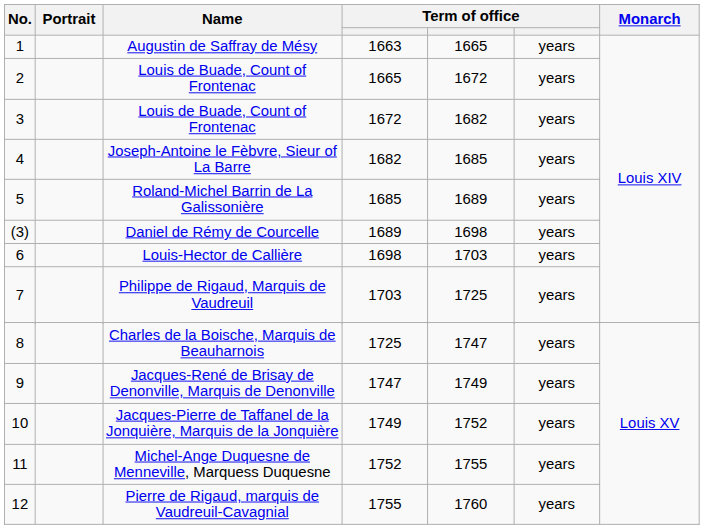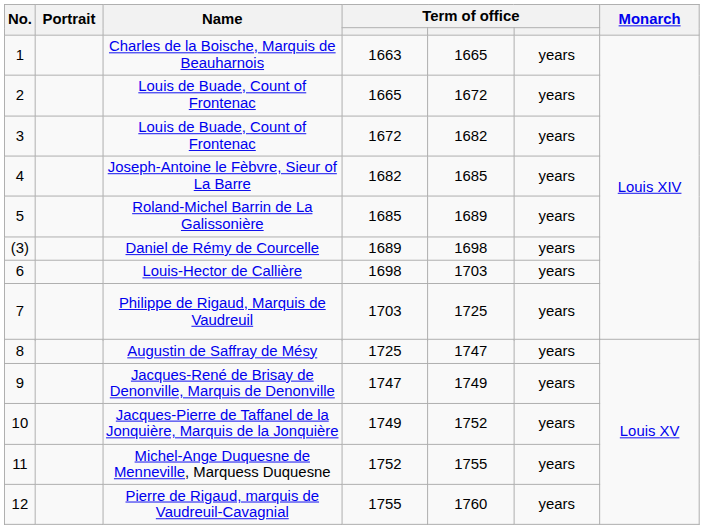(222, 46) Augustin de Saffray de Mésy -> (222, 55) Charles de la Boische, Marquis de Beauharnois
(222, 343) Charles de la Boische, Marquis de Beauharnois -> (222, 351) Augustin de Saffray de Mésy
